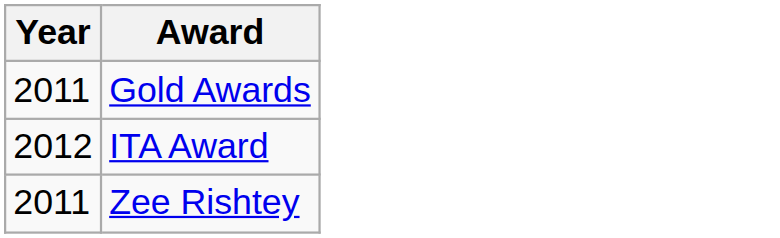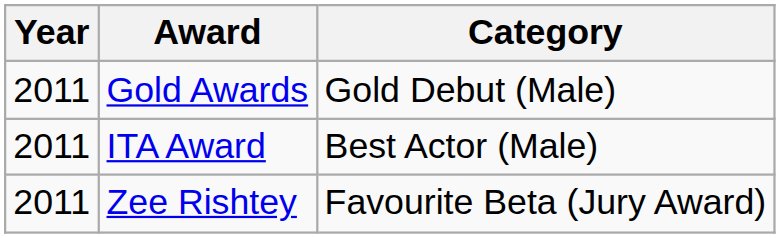+ column: (545, 32)
(53, 145) 2012 -> (52, 145) 2011
